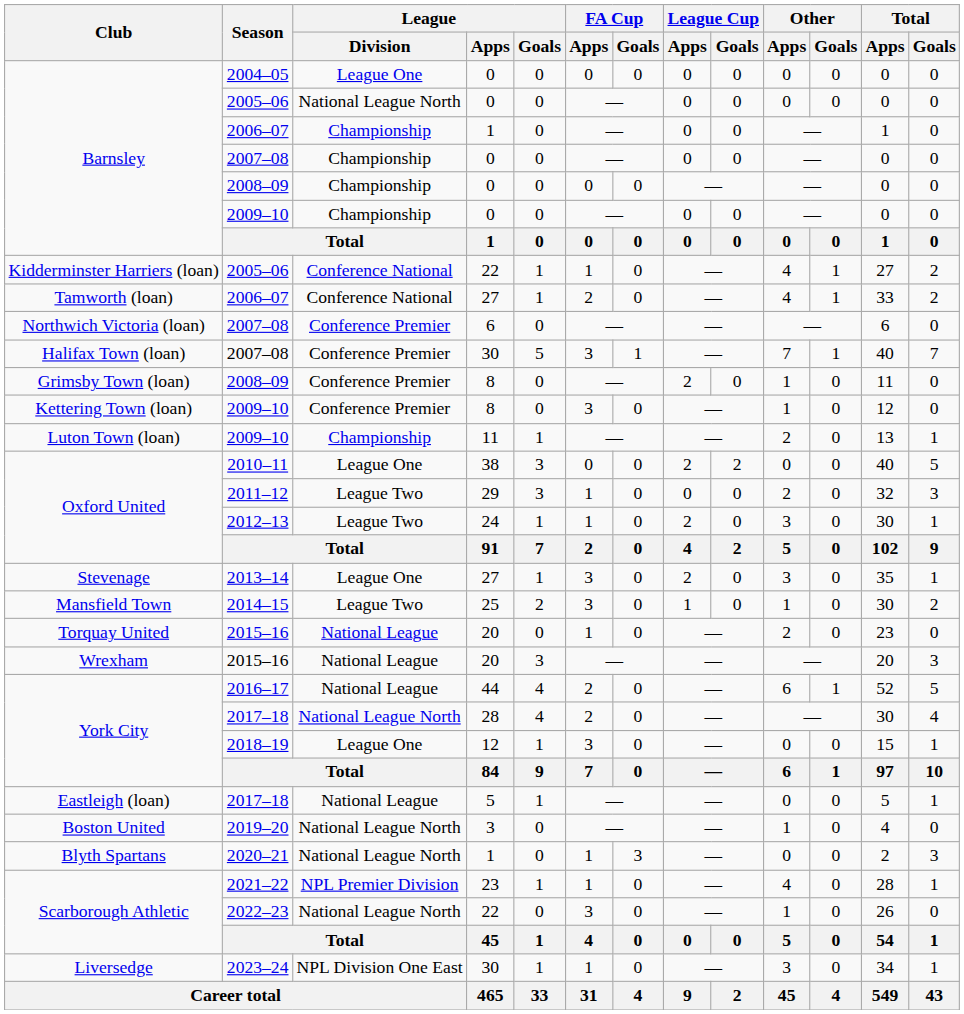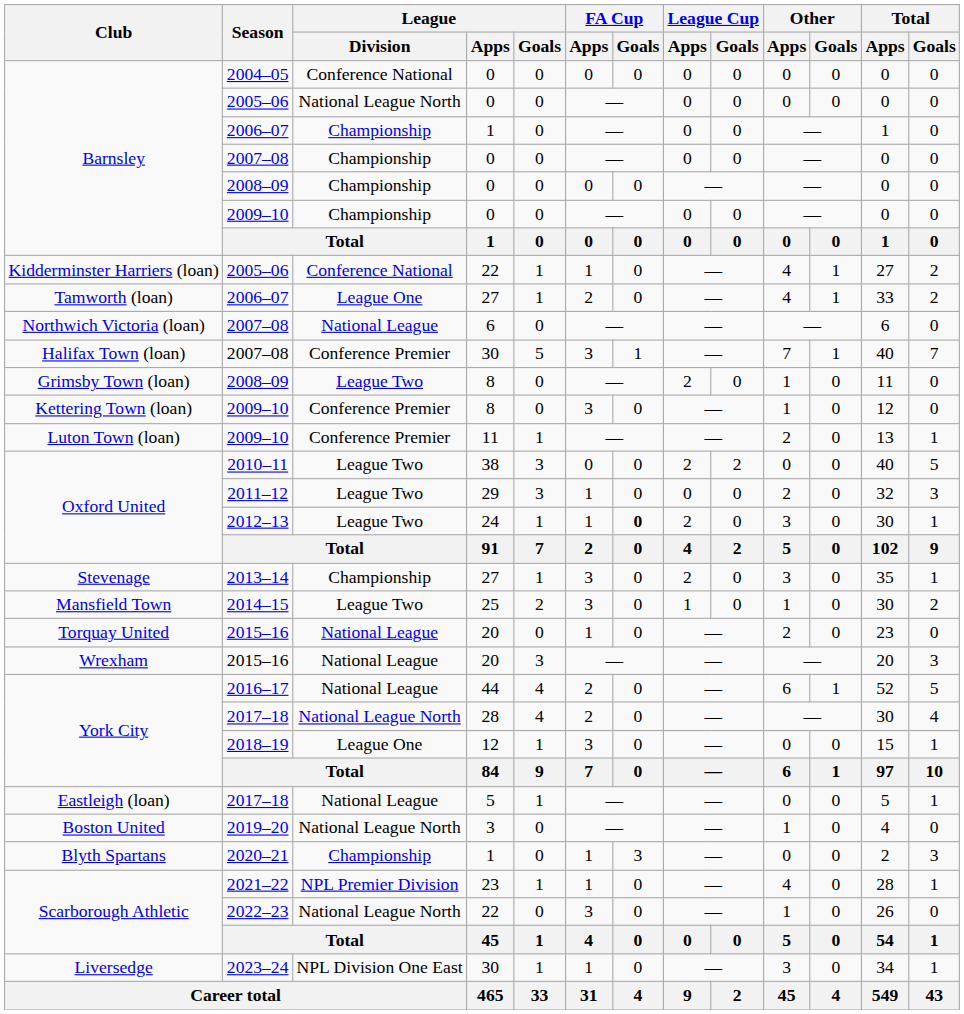(380, 74) League One -> (380, 74) Conference National
(380, 297) Conference National -> (380, 297) League One
(380, 325) Conference Premier -> (380, 325) National League
(380, 381) Conference Premier -> (380, 381) League Two
(380, 437) Championship -> (380, 437) Conference Premier
(380, 465) League One -> (380, 465) League Two
(638, 520) normal -> (638, 520) bold
(380, 576) League One -> (380, 576) Championship
(380, 855) National League North -> (380, 855) Championship
